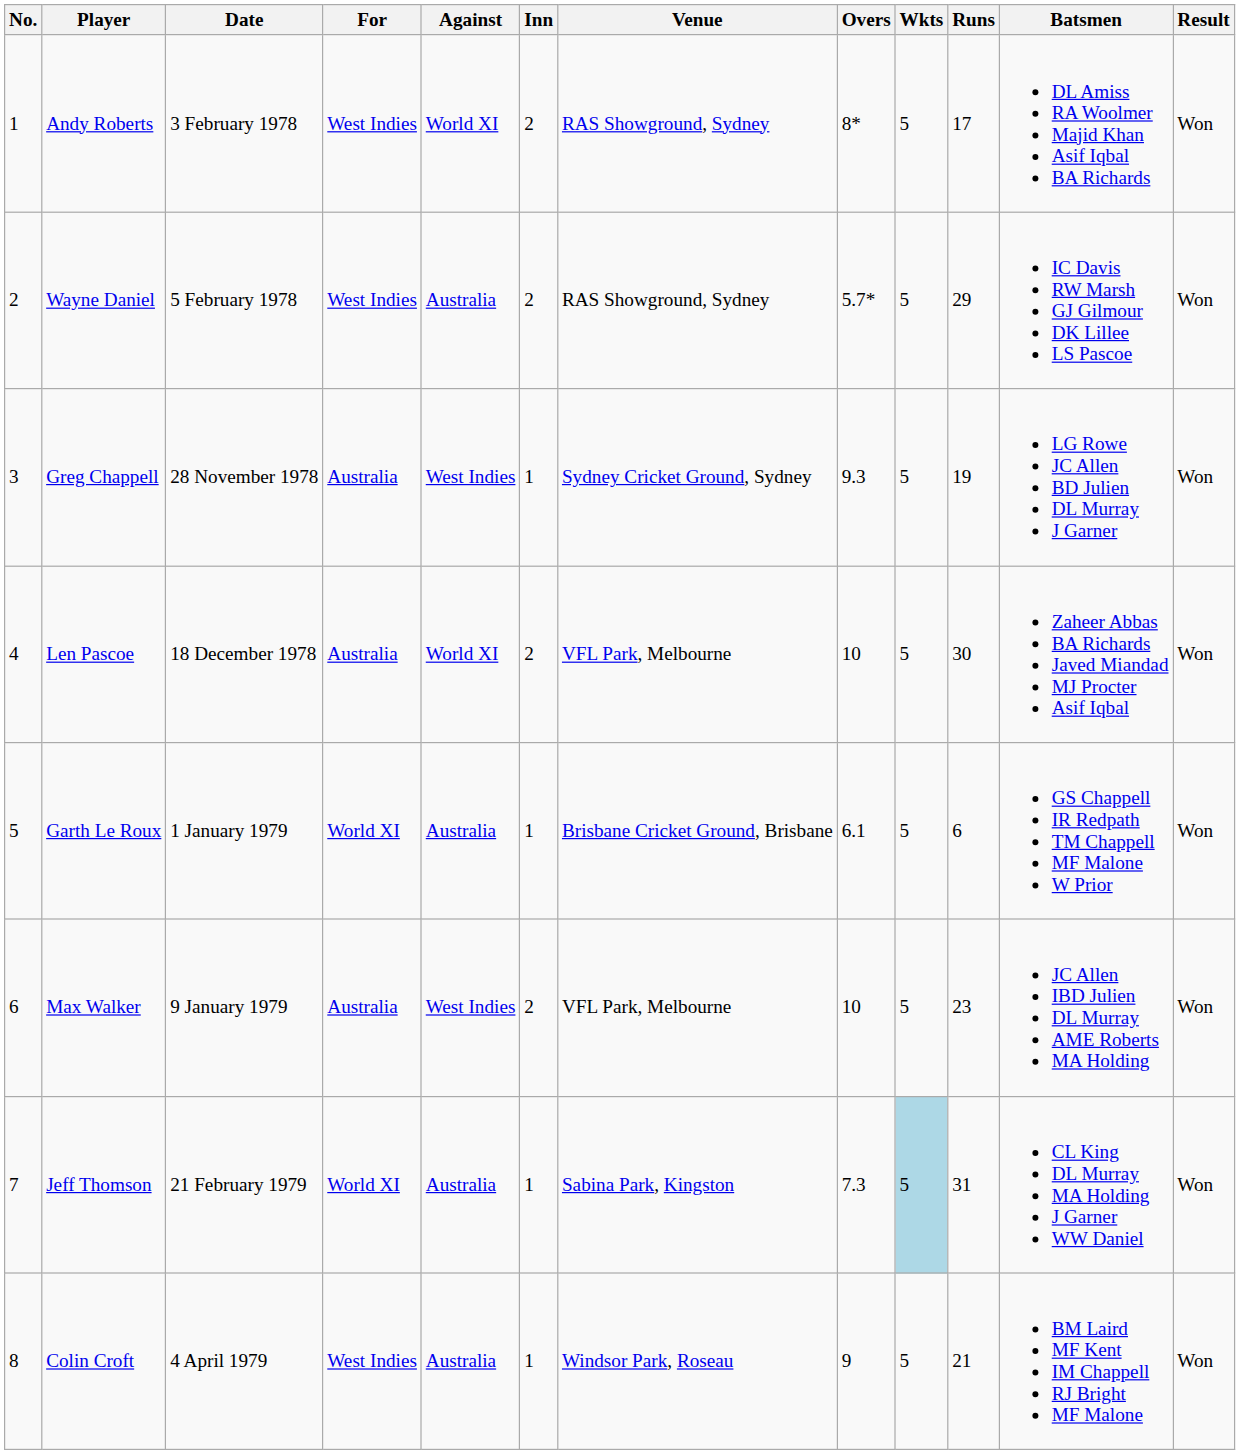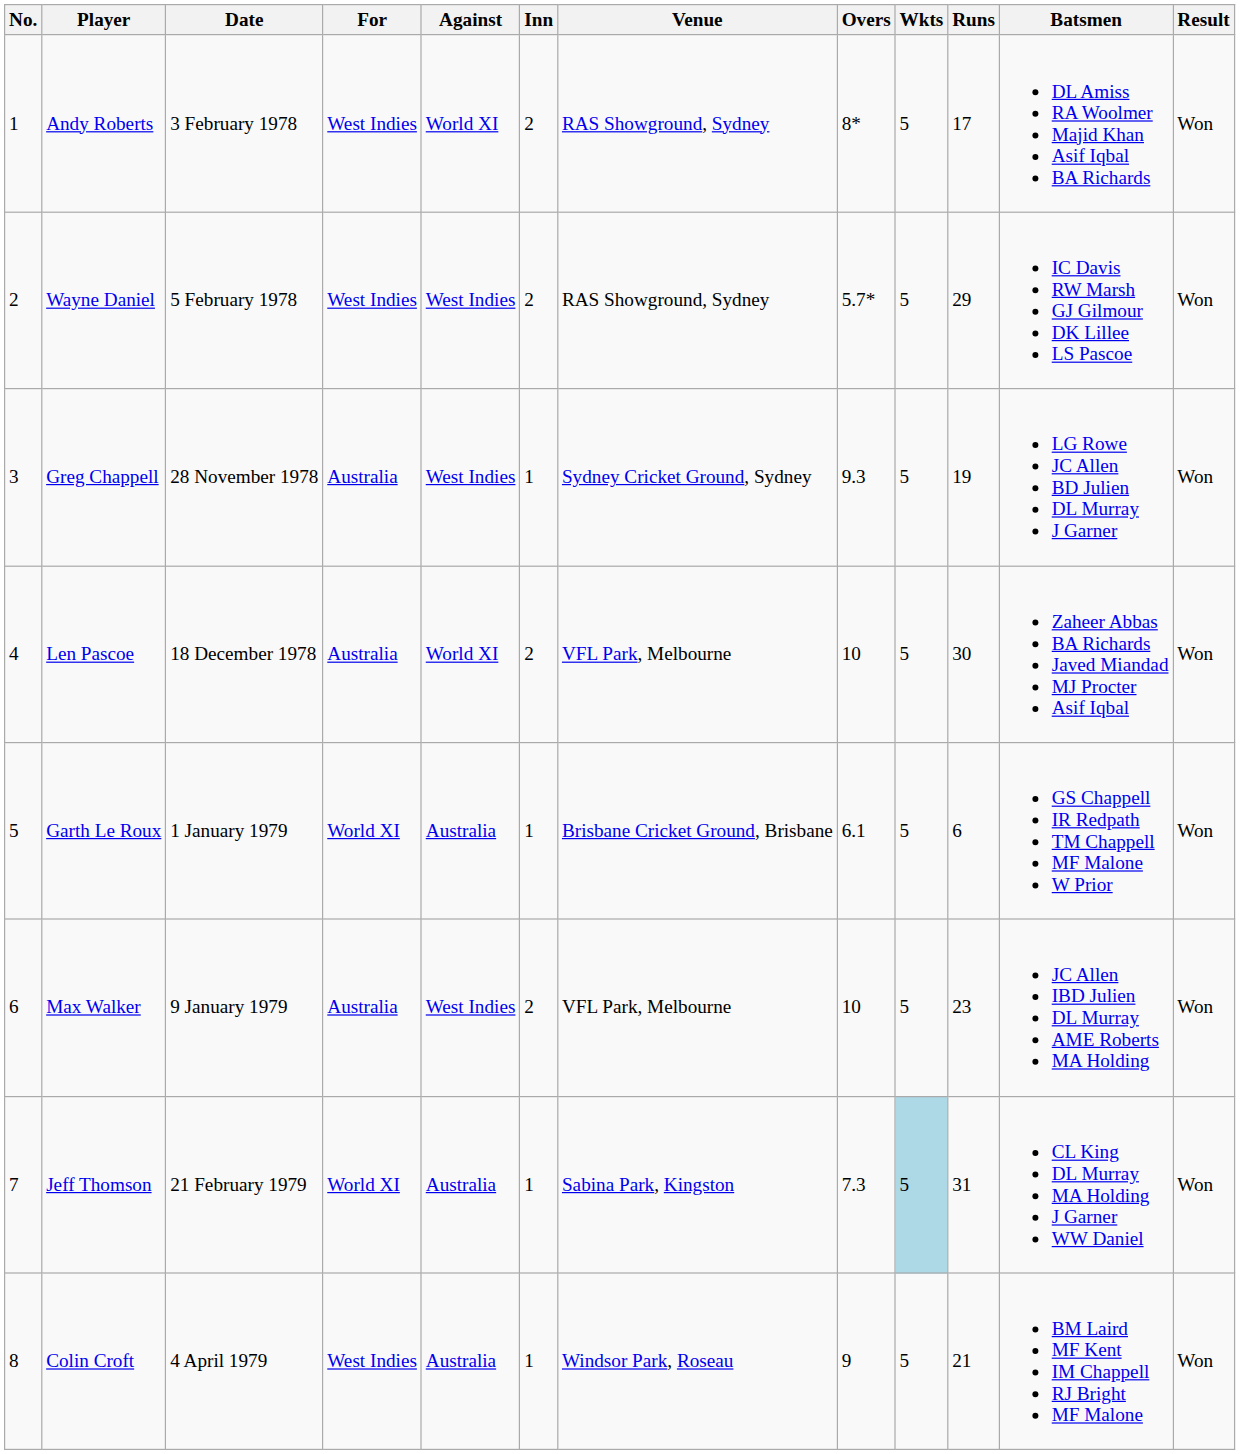(461, 300) Australia -> (471, 300) West Indies
